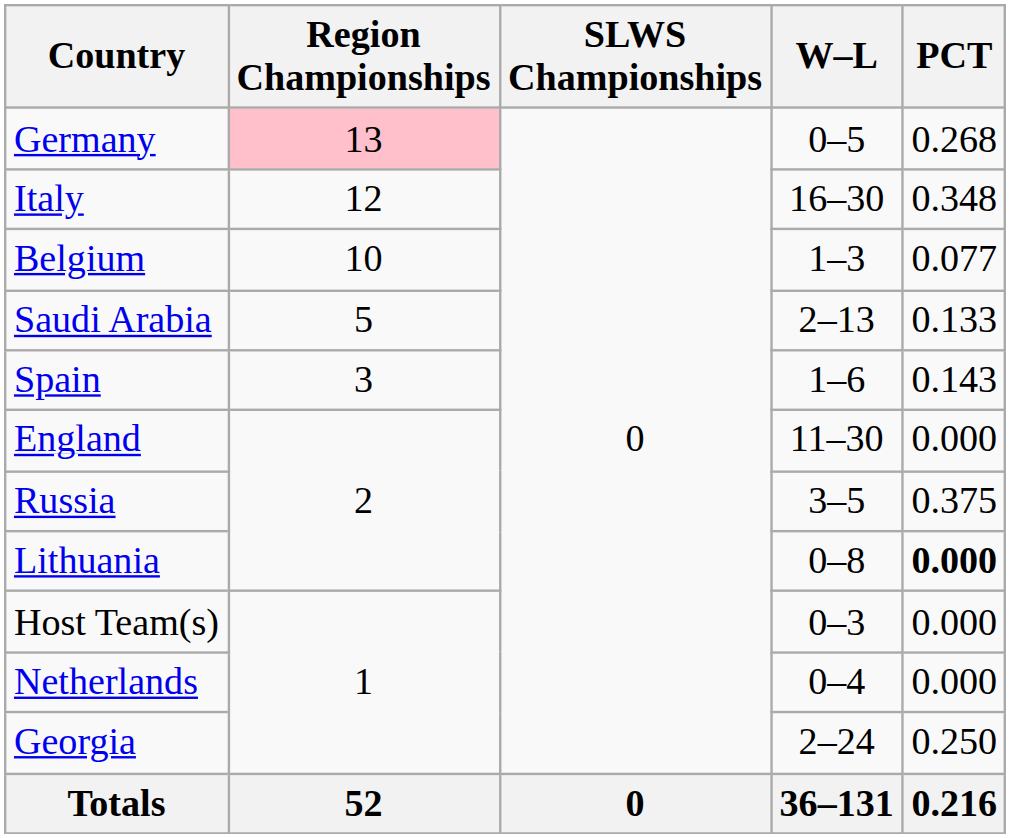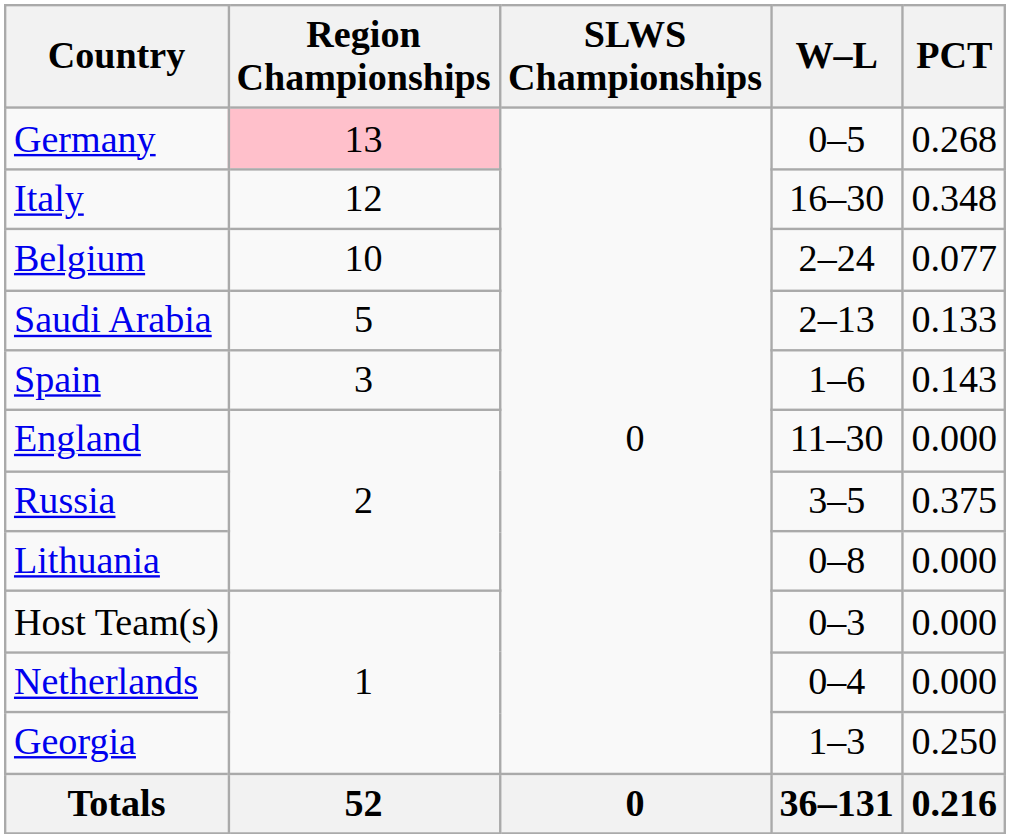(837, 258) 1–3 -> (837, 258) 2–24
(954, 560) bold -> (954, 560) normal
(837, 741) 2–24 -> (837, 741) 1–3
